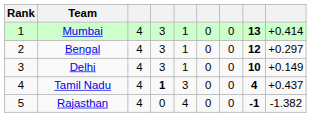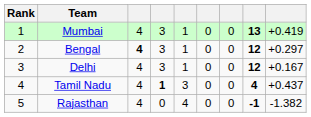(286, 31) +0.414 -> (286, 31) +0.419
(139, 49) normal -> (139, 49) bold
(254, 67) 10 -> (254, 67) 12
(286, 67) +0.149 -> (286, 67) +0.167
